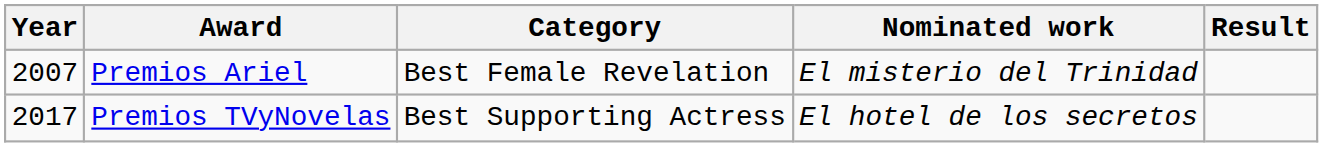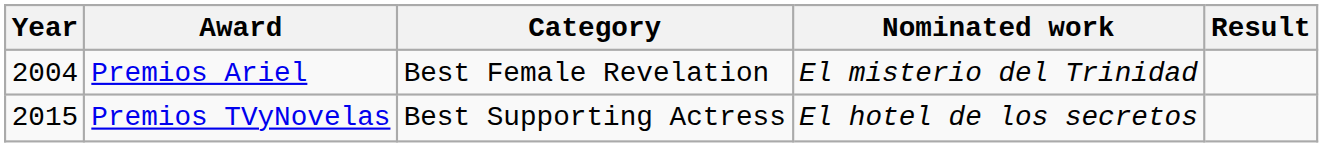(45, 73) 2007 -> (45, 73) 2004
(45, 118) 2017 -> (45, 118) 2015
